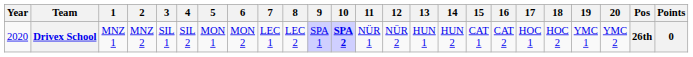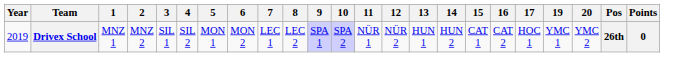- column: (557, 12)
(18, 36) 2020 -> (18, 36) 2019
(343, 36) bold -> (343, 36) normal
